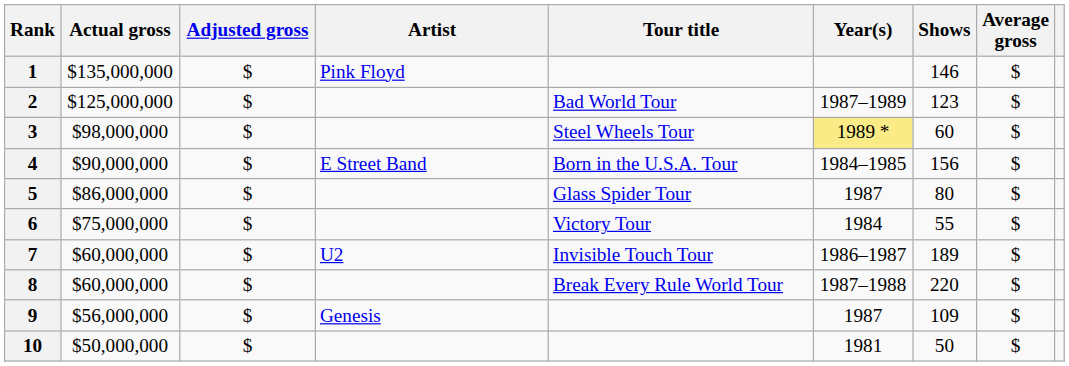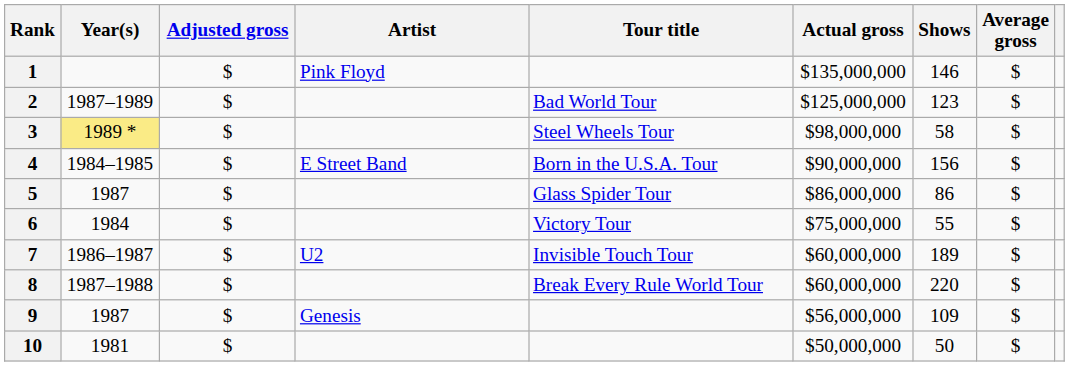columns swapped: (120, 30) <-> (863, 30)
(944, 132) 60 -> (944, 132) 58
(944, 193) 80 -> (944, 193) 86
